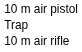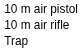rows swapped: (37, 41) <-> (16, 25)
